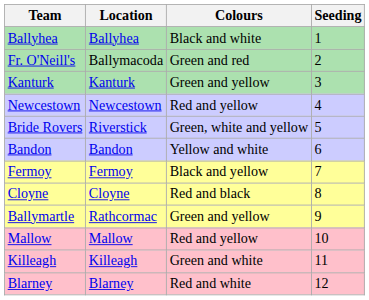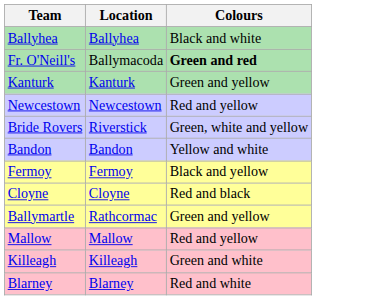- column: (338, 15)
(210, 60) normal -> (213, 60) bold
